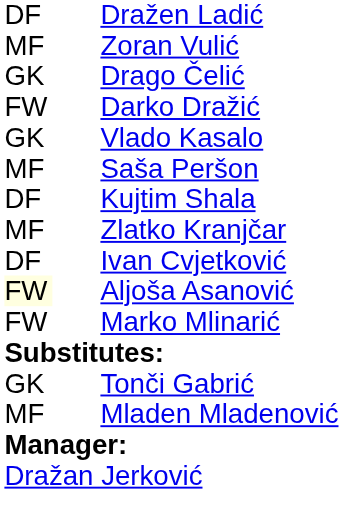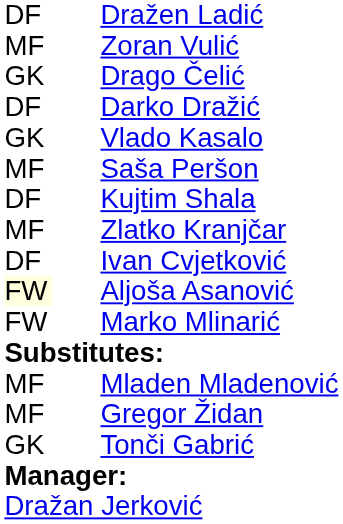(26, 107) FW -> (23, 107) DF
rows swapped: (177, 383) <-> (219, 414)
+ row: (182, 414)
